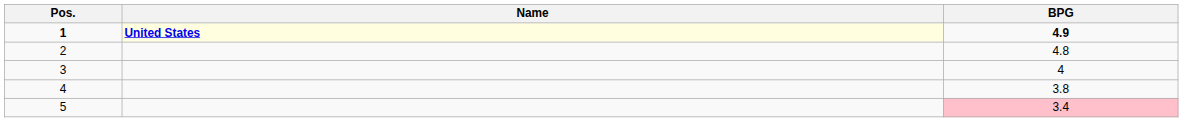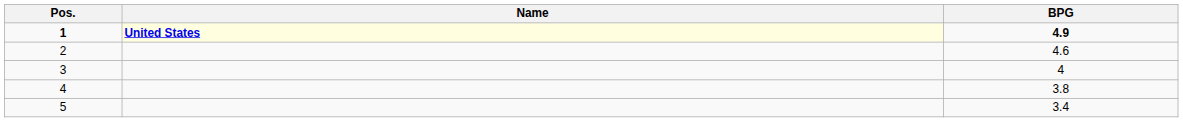(1061, 51) 4.8 -> (1061, 51) 4.6
(1061, 107) pink background -> (1061, 107) no background
